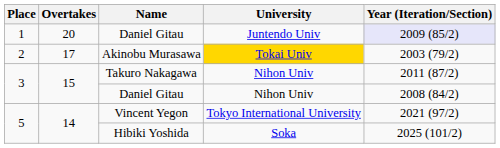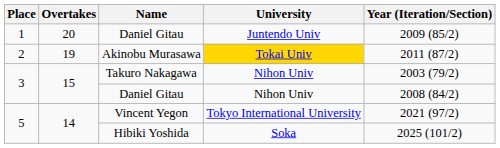(429, 34) lavender background -> (429, 34) no background
(69, 53) 17 -> (69, 53) 19
(429, 53) 2003 (79/2) -> (429, 53) 2011 (87/2)
(429, 73) 2011 (87/2) -> (429, 73) 2003 (79/2)
